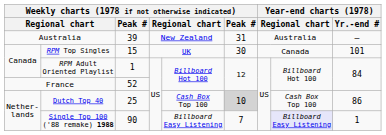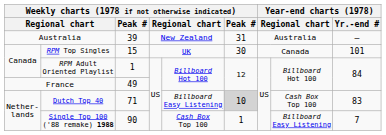(132, 84) 52 -> (132, 84) 49
(132, 101) 25 -> (132, 101) 71
(193, 101) Cash Box Top 100 -> (193, 101) Billboard Easy Listening
(357, 101) 86 -> (357, 101) 83
(193, 121) Billboard Easy Listening -> (193, 121) Cash Box Top 100
(241, 121) 7 -> (241, 121) 1
(302, 121) lavender background -> (302, 121) no background
(357, 121) 1 -> (357, 121) 7
